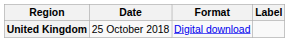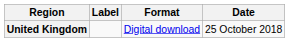columns swapped: (131, 12) <-> (269, 12)
